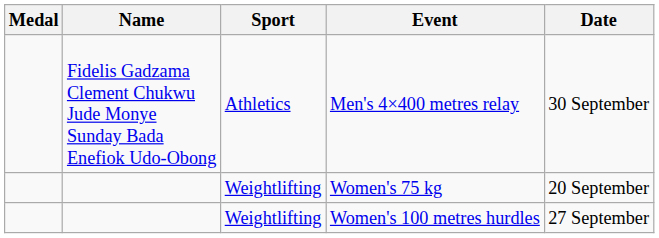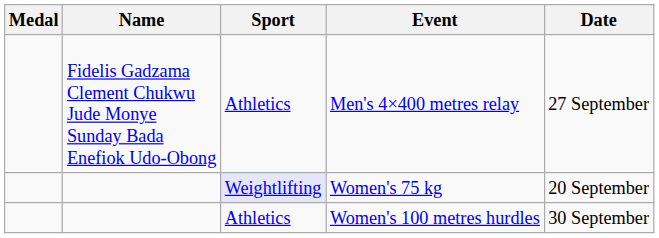(599, 103) 30 September -> (599, 103) 27 September
(273, 187) no background -> (273, 187) lavender background
(273, 217) Weightlifting -> (258, 217) Athletics
(599, 217) 27 September -> (599, 217) 30 September
